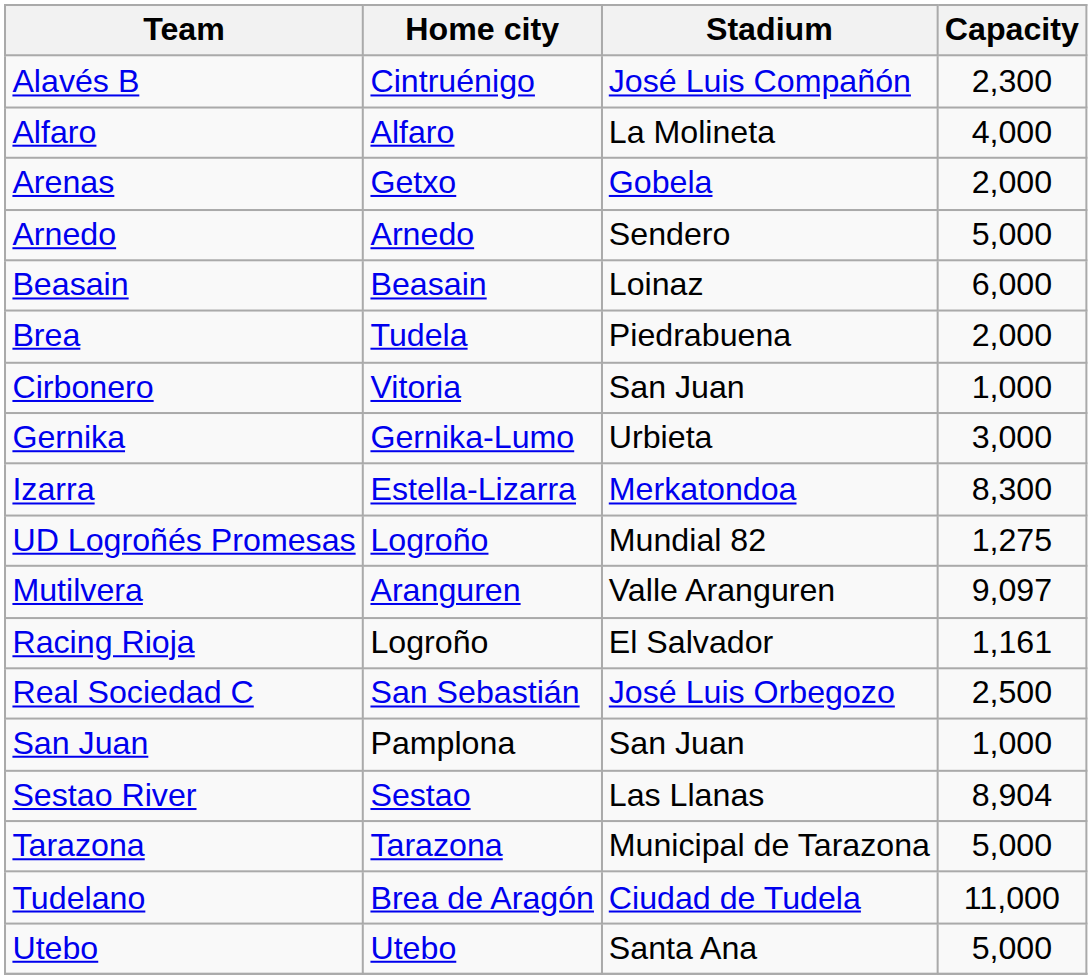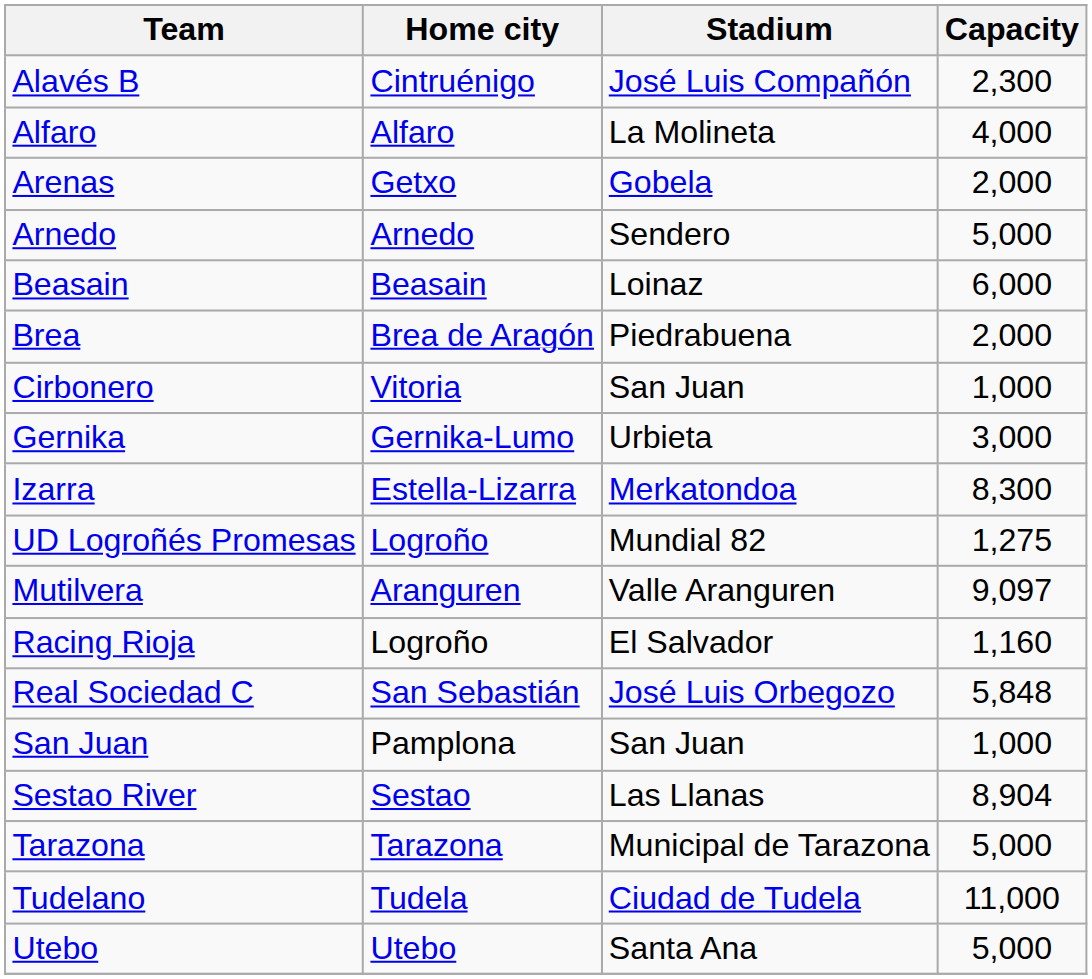(419, 336) Tudela -> (482, 336) Brea de Aragón
(1012, 642) 1,161 -> (1012, 642) 1,160
(1012, 693) 2,500 -> (1012, 693) 5,848
(482, 897) Brea de Aragón -> (419, 897) Tudela
